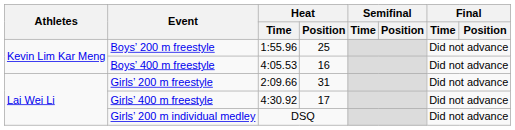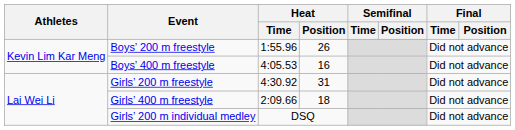(324, 48) 25 -> (324, 48) 26
(279, 83) 2:09.66 -> (279, 83) 4:30.92
(279, 100) 4:30.92 -> (279, 100) 2:09.66
(324, 100) 17 -> (324, 100) 18
